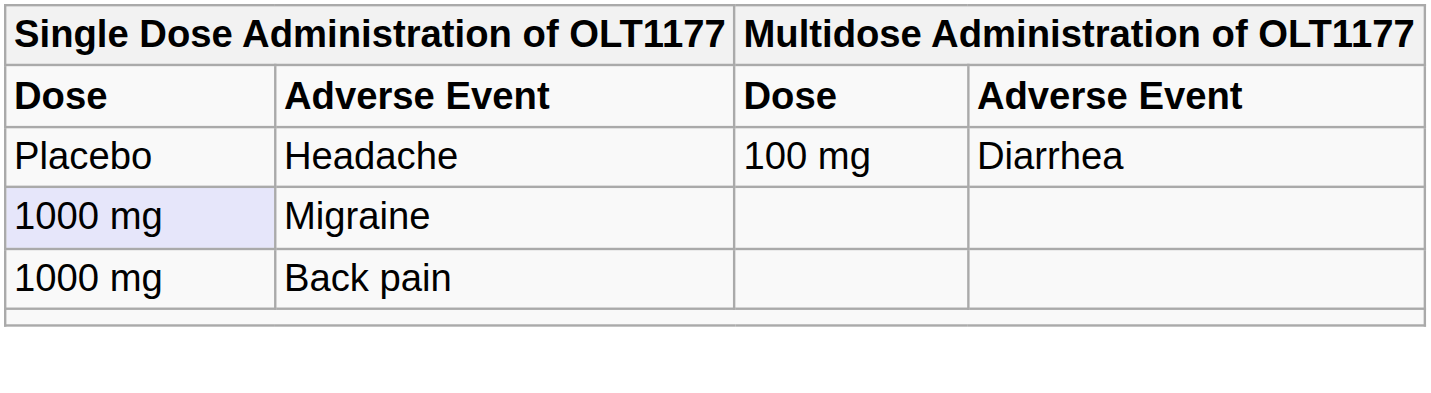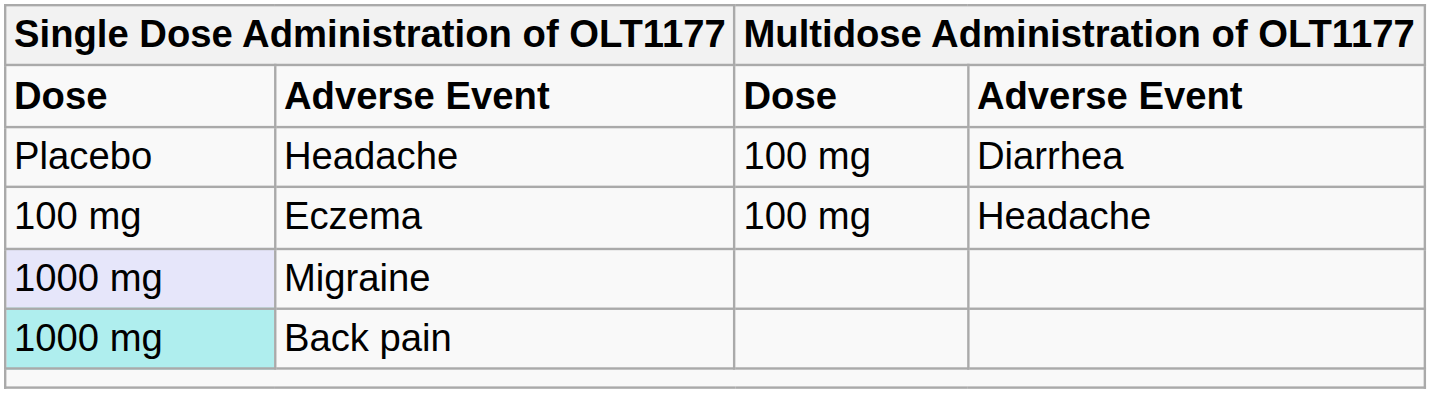+ row: (353, 216)
(88, 277) no background -> (88, 338) paleturquoise background
